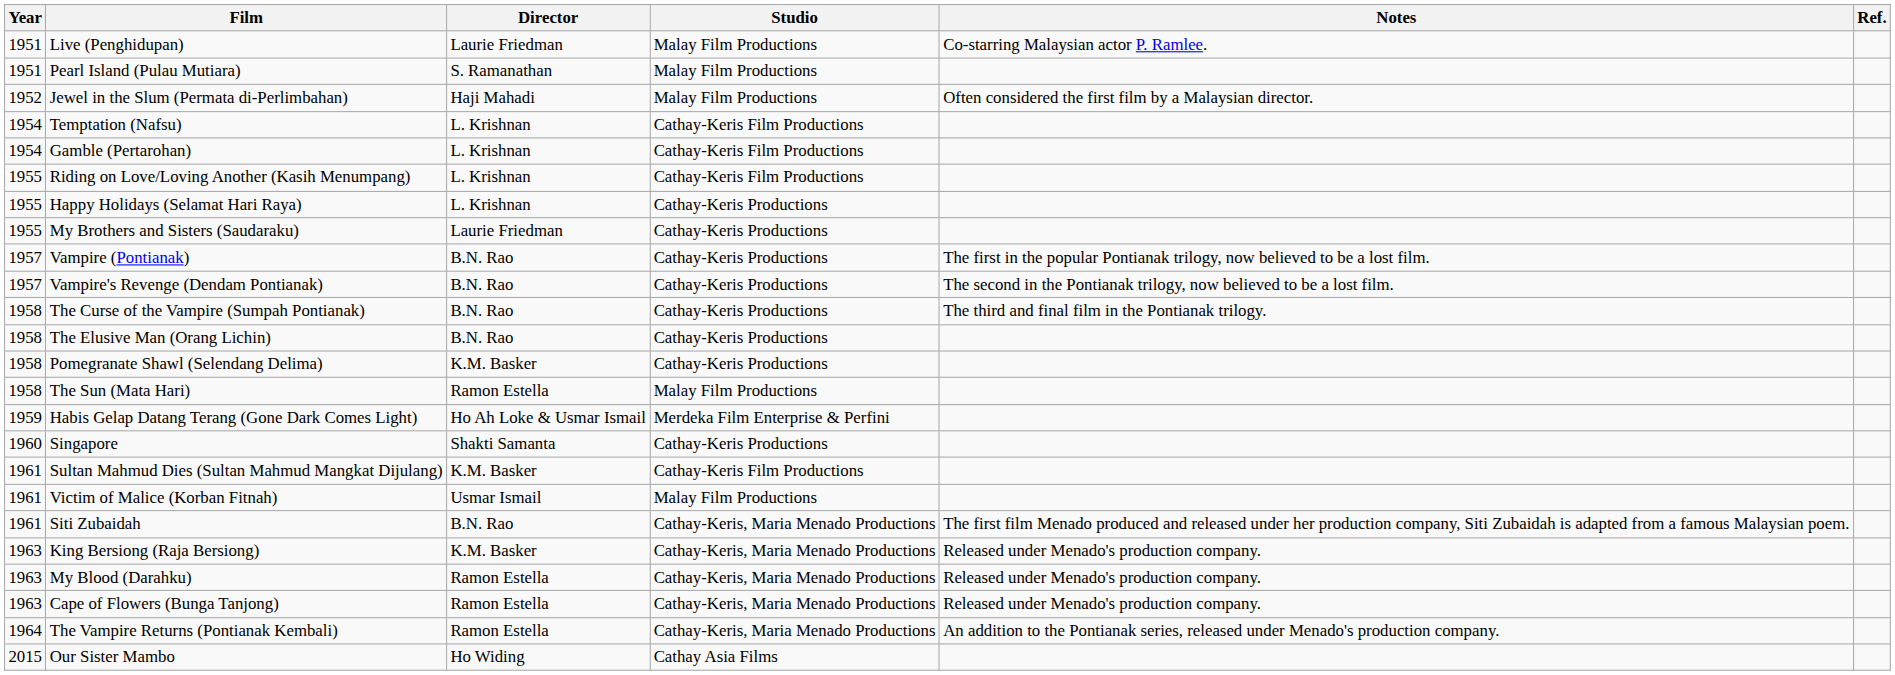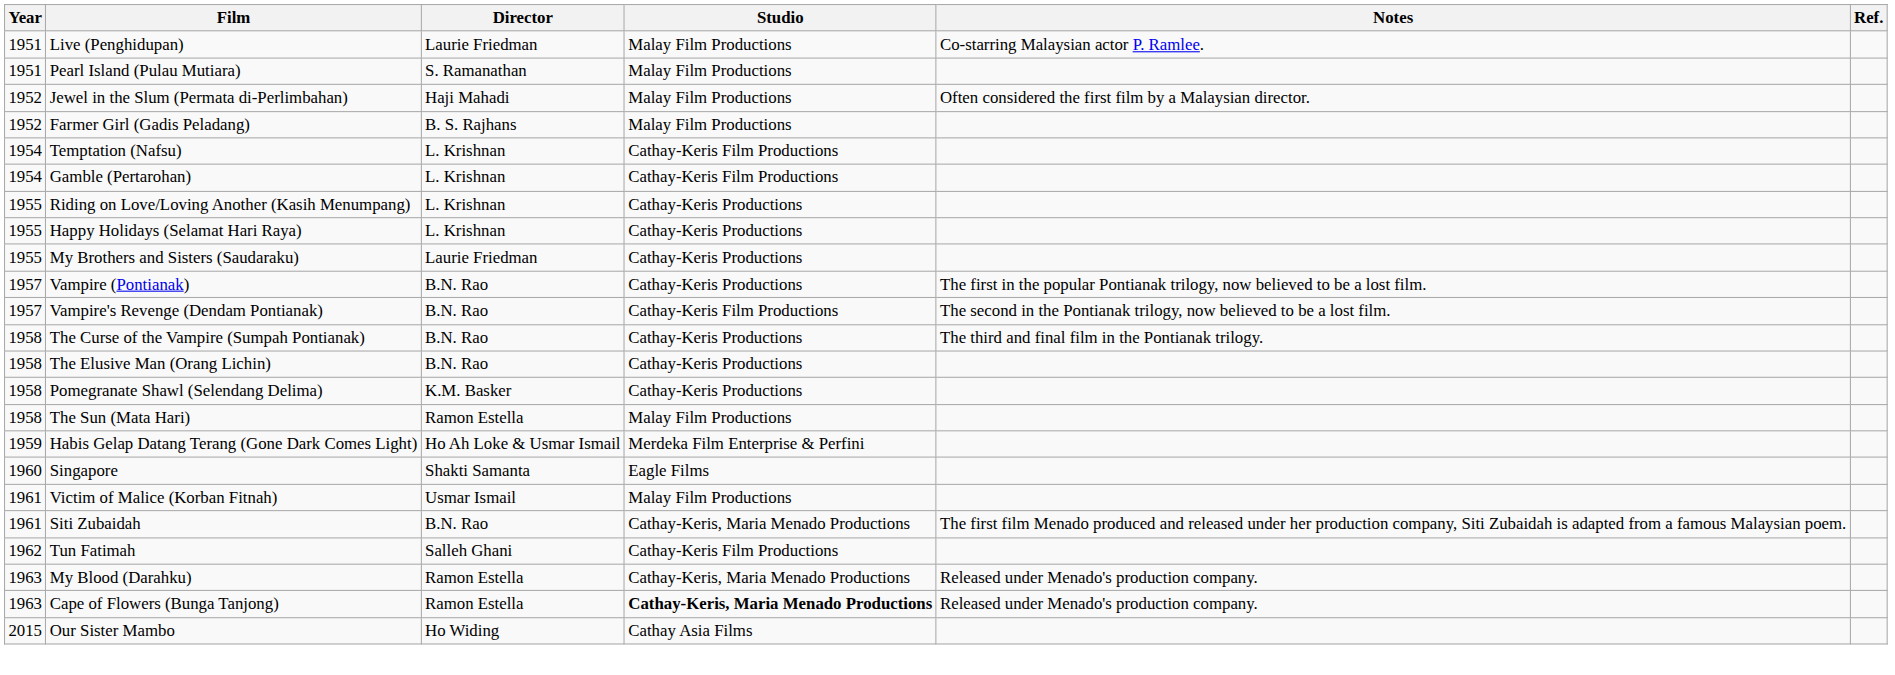+ row: (150, 124)
(759, 177) Cathay-Keris Film Productions -> (715, 204) Cathay-Keris Productions
(741, 284) Cathay-Keris Productions -> (733, 310) Cathay-Keris Film Productions
(741, 444) Cathay-Keris Productions -> (669, 470) Eagle Films
- row: (246, 470)
+ row: (93, 550)
- row: (154, 550)
(795, 603) normal -> (780, 603) bold
- row: (194, 630)
